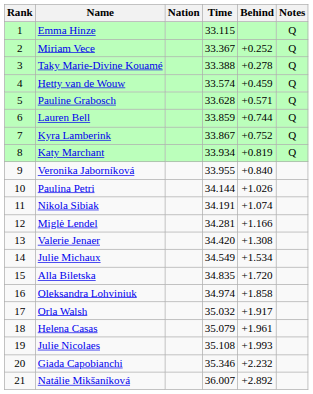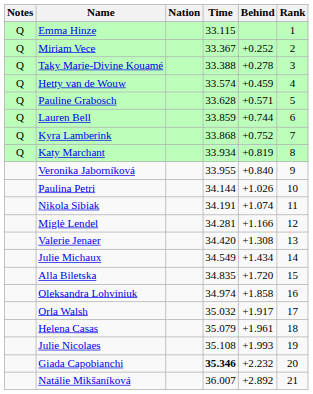columns swapped: (20, 13) <-> (292, 13)
(220, 135) 33.867 -> (221, 135) 33.868
(257, 258) +1.534 -> (258, 258) +1.434
(220, 363) normal -> (221, 363) bold
